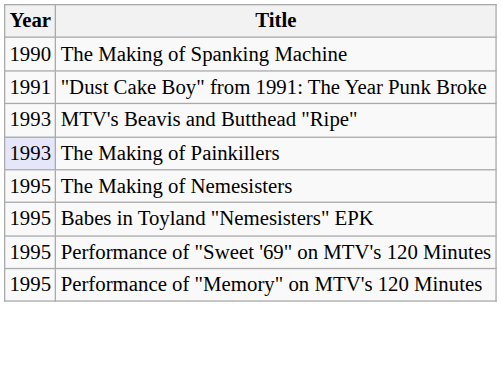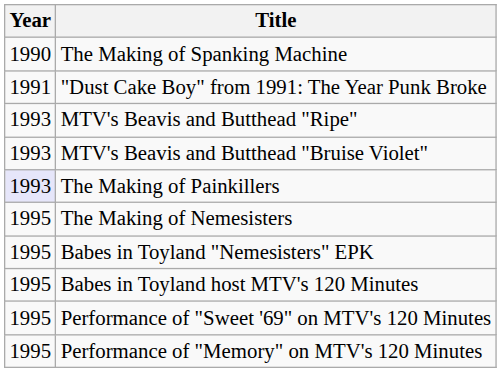+ row: (244, 152)
+ row: (240, 284)
